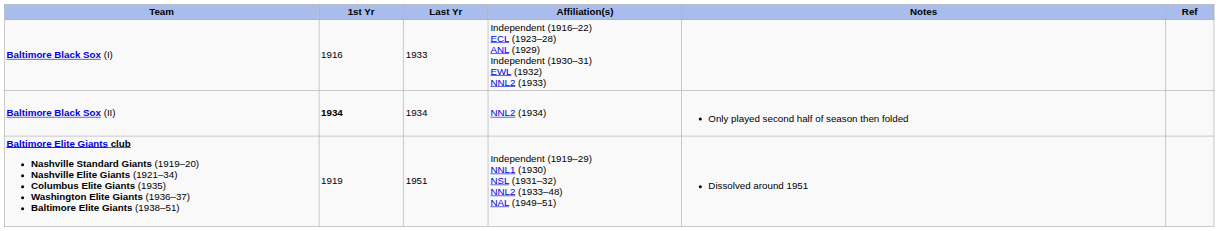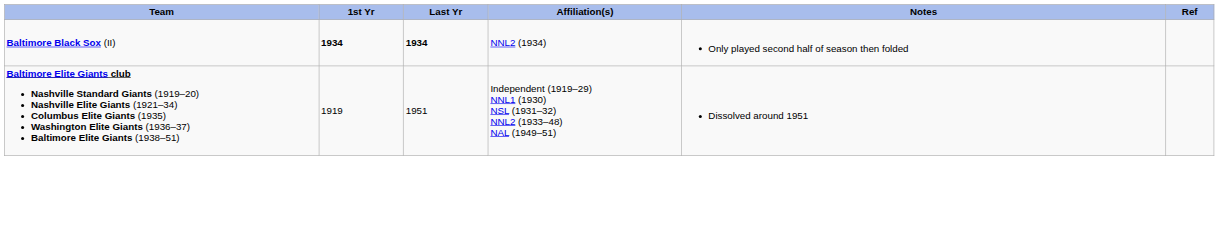- row: (60, 55)
(417, 113) normal -> (417, 42) bold
